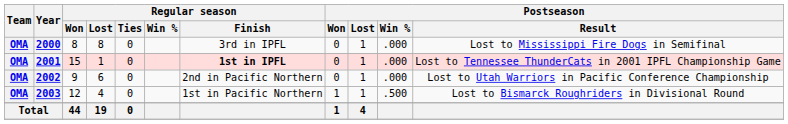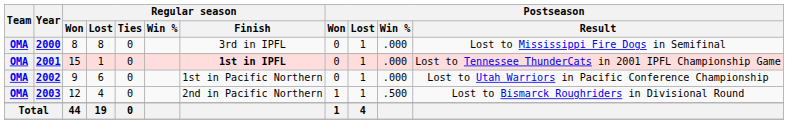(252, 78) 2nd in Pacific Northern -> (252, 78) 1st in Pacific Northern
(252, 95) 1st in Pacific Northern -> (252, 95) 2nd in Pacific Northern
